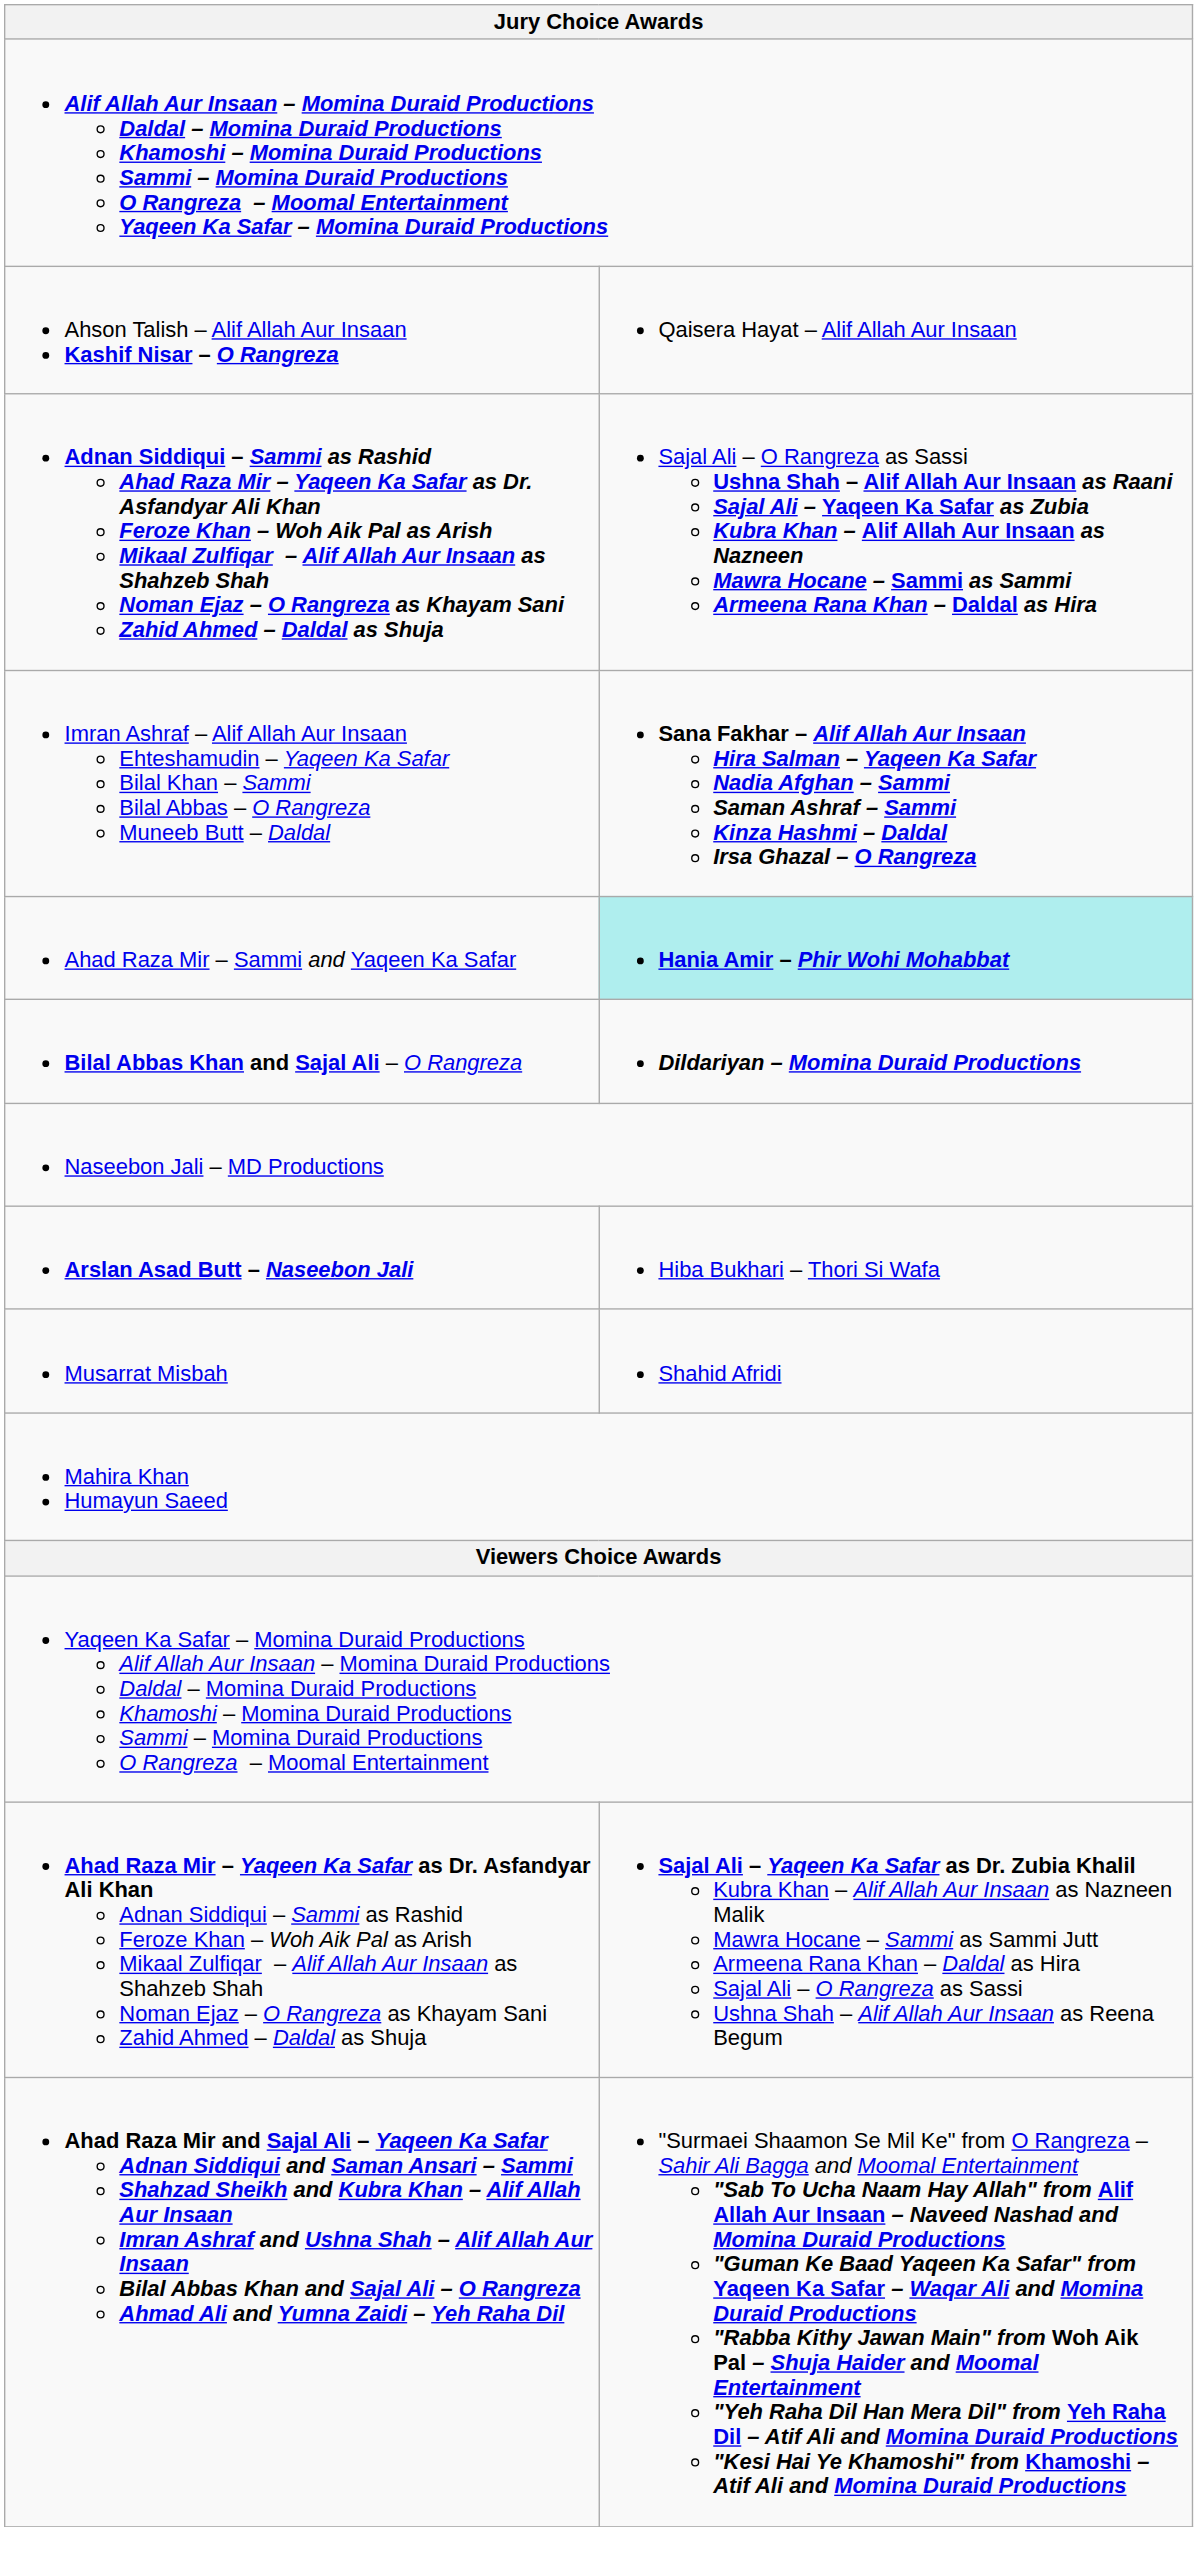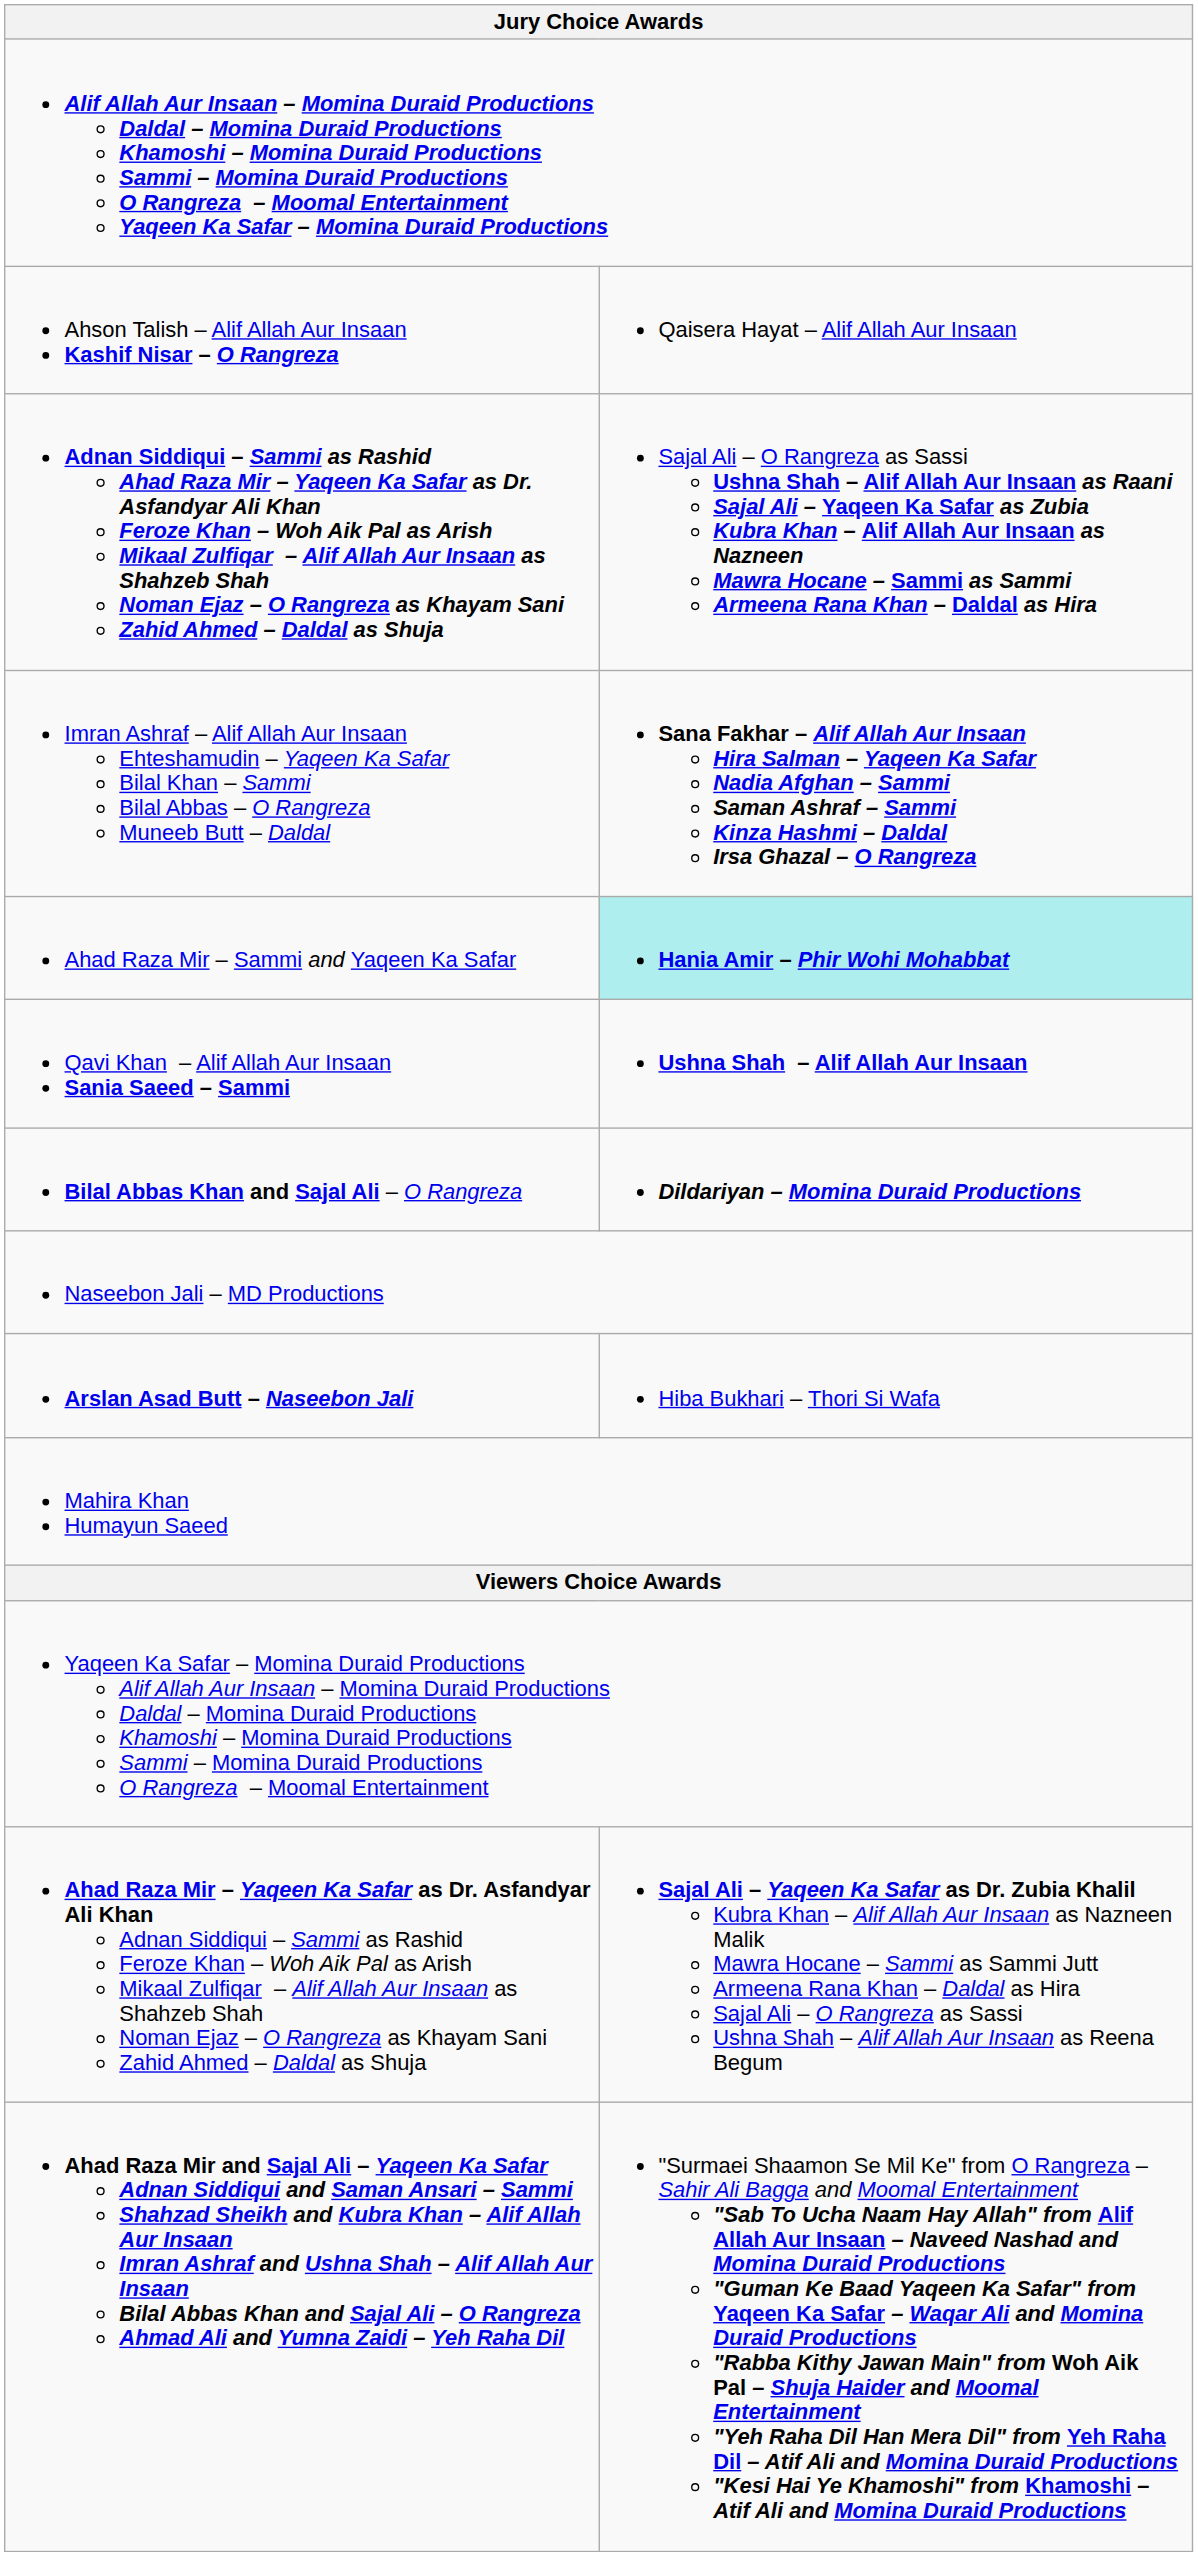+ row: (302, 1076)
- row: (302, 1373)
